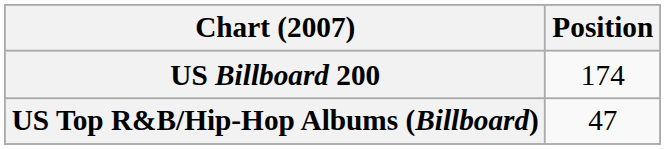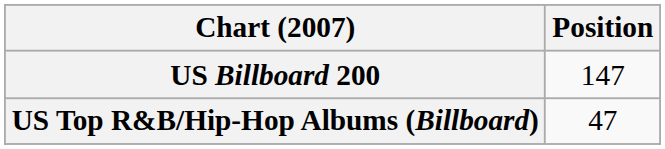(603, 74) 174 -> (603, 74) 147
